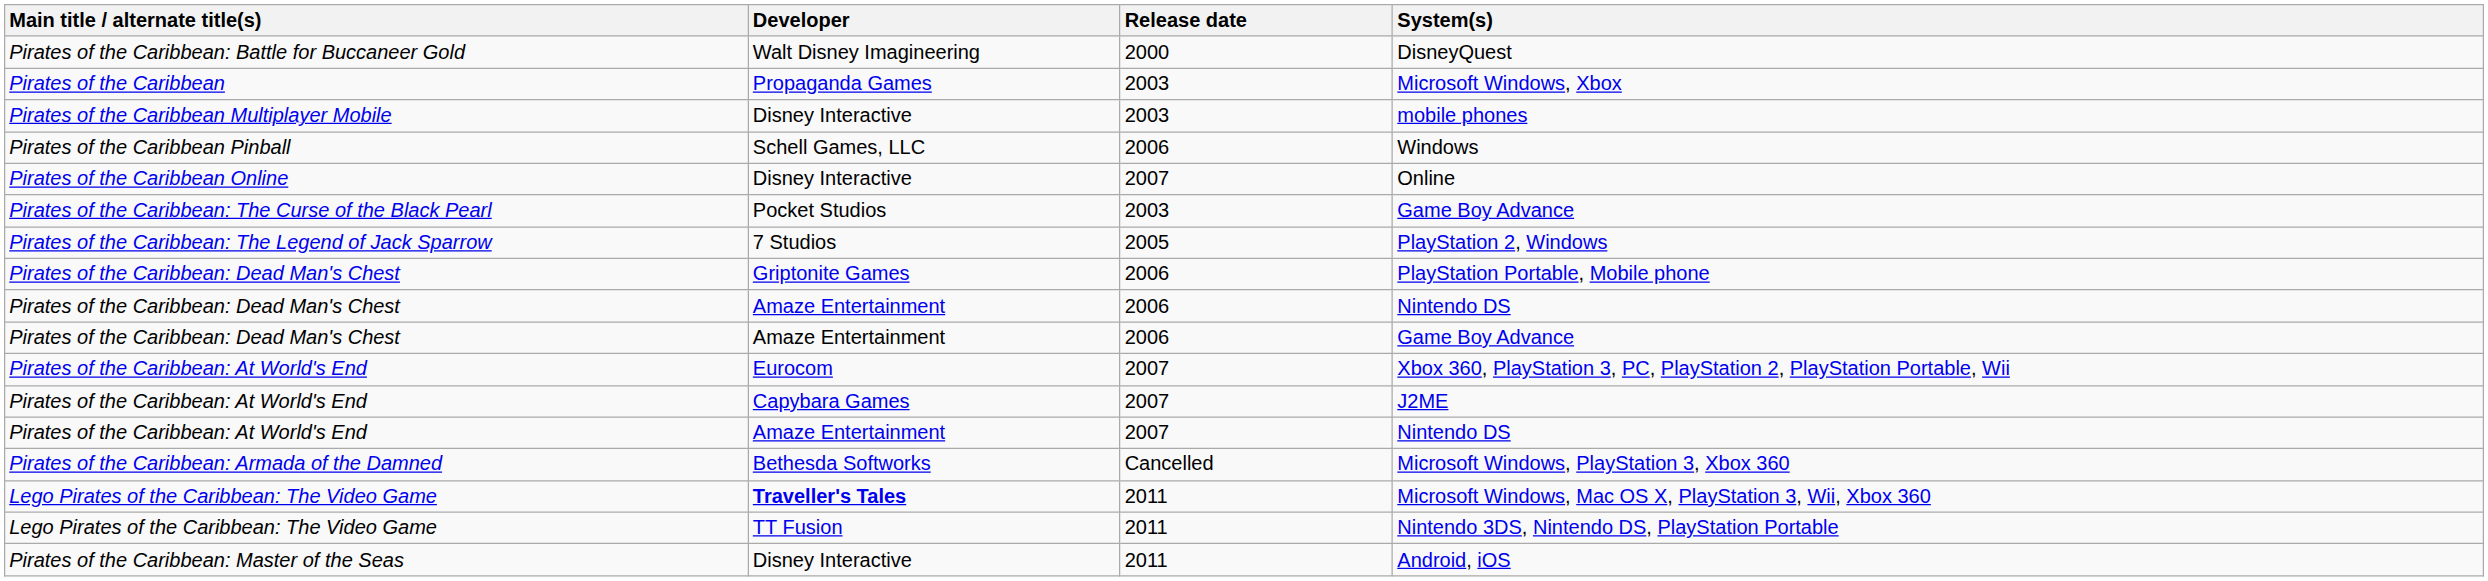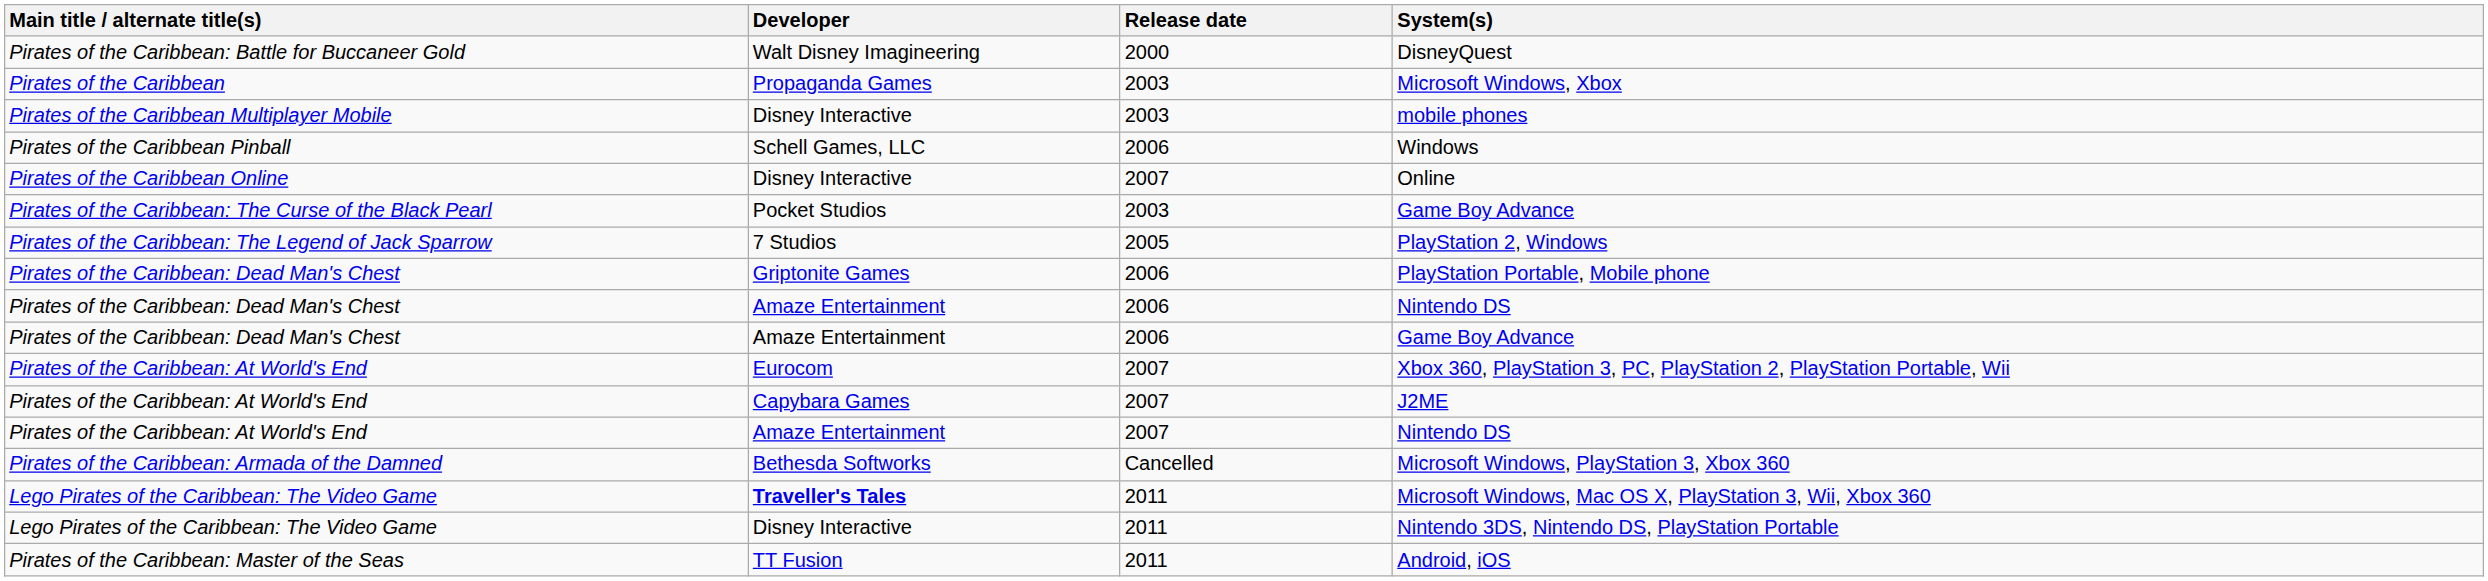(798, 527) TT Fusion -> (832, 527) Disney Interactive
(832, 559) Disney Interactive -> (798, 559) TT Fusion
